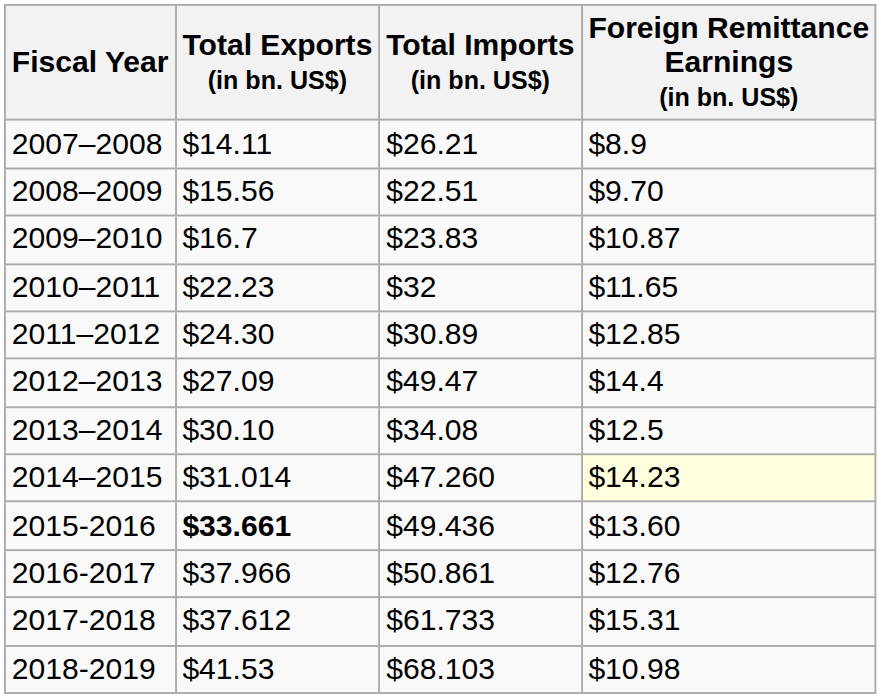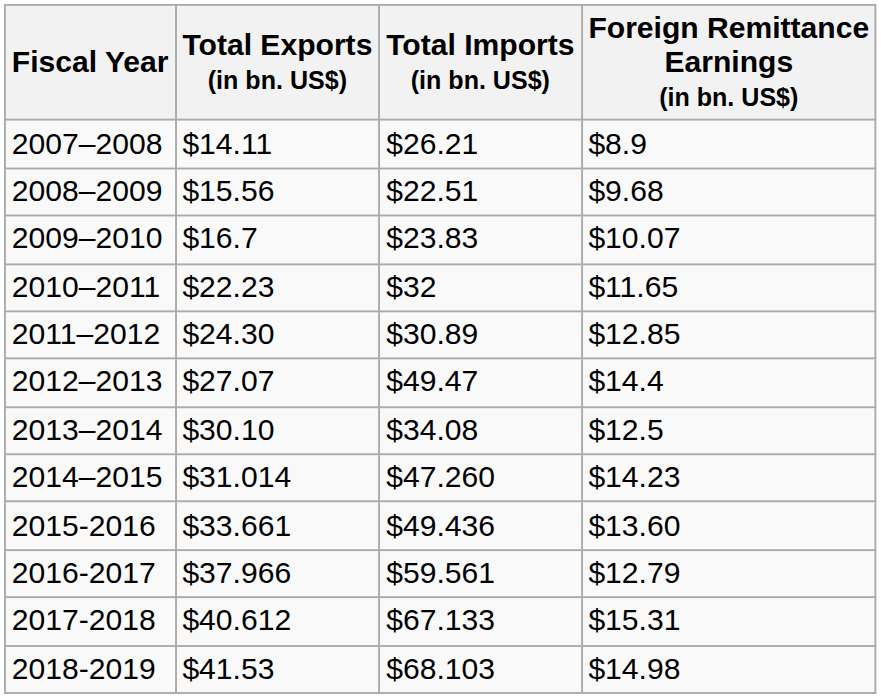(626, 191) $9.70 -> (626, 191) $9.68
(634, 239) $10.87 -> (634, 239) $10.07
(228, 382) $27.09 -> (228, 382) $27.07
(634, 477) lightyellow background -> (634, 477) no background
(237, 525) bold -> (237, 525) normal
(441, 573) $50.861 -> (441, 573) $59.561
(634, 573) $12.76 -> (634, 573) $12.79
(237, 620) $37.612 -> (237, 620) $40.612
(441, 620) $61.733 -> (441, 620) $67.133
(634, 668) $10.98 -> (634, 668) $14.98
